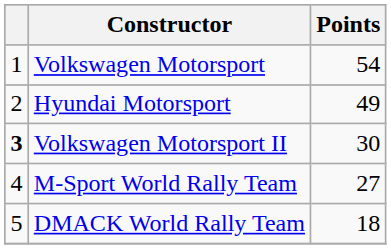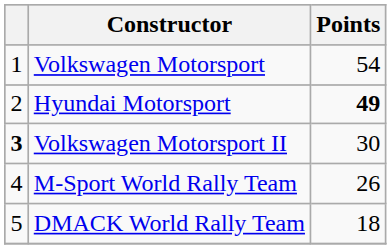(368, 104) normal -> (368, 104) bold
(368, 183) 27 -> (368, 183) 26
